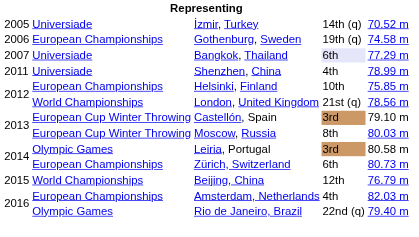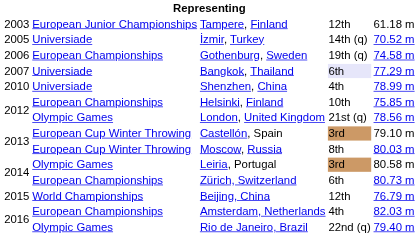+ row: (244, 24)
(16, 71) 2011 -> (17, 86) 2010
(88, 102) World Championships -> (73, 118) Olympic Games
